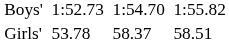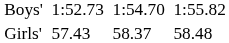(71, 33) 53.78 -> (71, 33) 57.43
(193, 33) 58.51 -> (193, 33) 58.48
